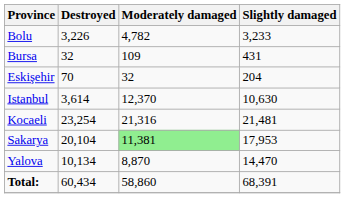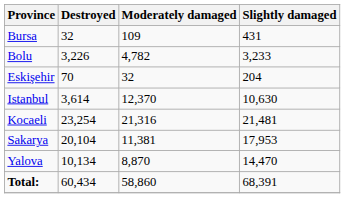rows swapped: (20, 36) <-> (22, 57)
(139, 140) lightgreen background -> (139, 140) no background
